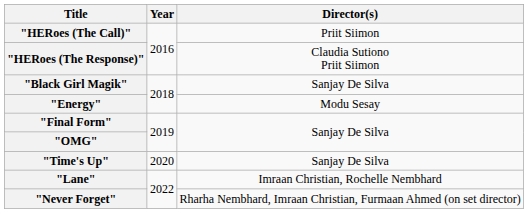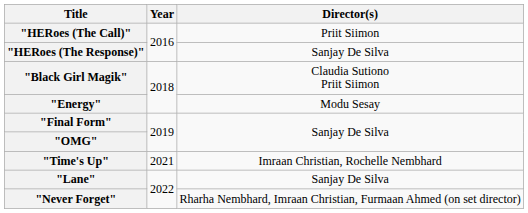(350, 58) Claudia Sutiono Priit Siimon -> (350, 52) Sanjay De Silva
(350, 84) Sanjay De Silva -> (350, 77) Claudia Sutiono Priit Siimon
(162, 160) 2020 -> (162, 160) 2021
(350, 160) Sanjay De Silva -> (350, 160) Imraan Christian, Rochelle Nembhard
(350, 179) Imraan Christian, Rochelle Nembhard -> (350, 179) Sanjay De Silva
